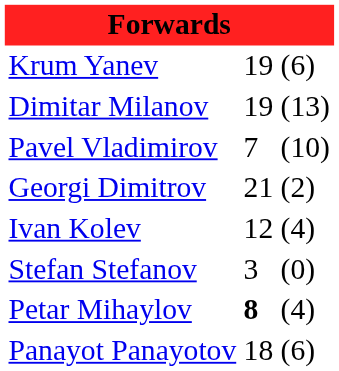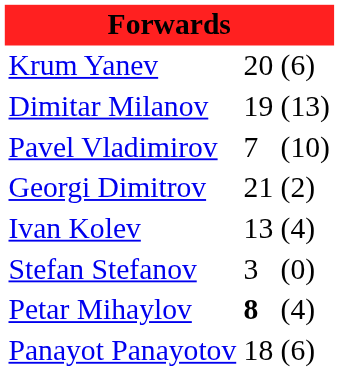(258, 65) 19 -> (258, 65) 20
(258, 228) 12 -> (258, 228) 13
